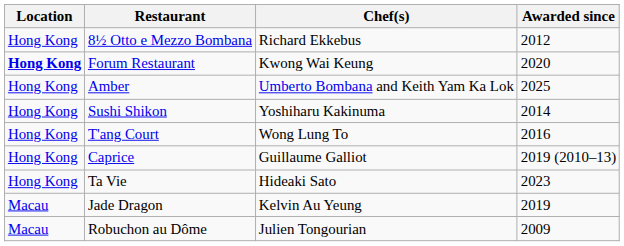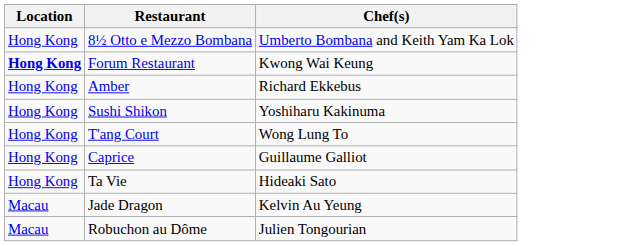- column: (568, 16)
(310, 39) Richard Ekkebus -> (386, 39) Umberto Bombana and Keith Yam Ka Lok
(386, 87) Umberto Bombana and Keith Yam Ka Lok -> (310, 87) Richard Ekkebus
